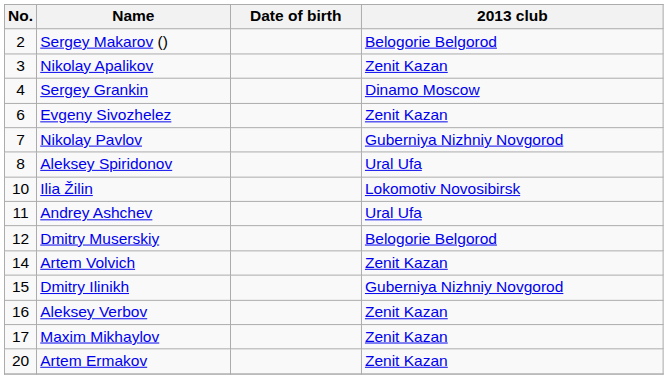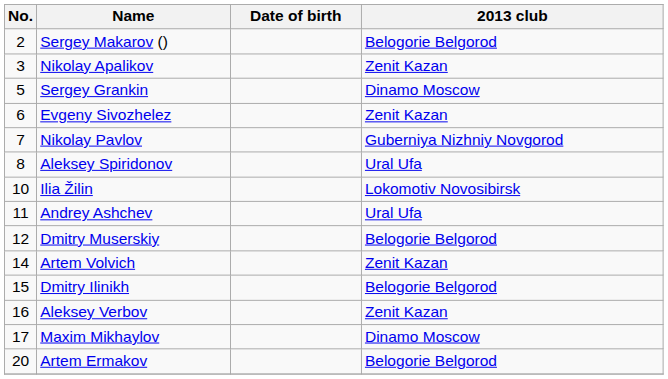(21, 90) 4 -> (21, 90) 5
(464, 287) Guberniya Nizhniy Novgorod -> (431, 287) Belogorie Belgorod
(406, 336) Zenit Kazan -> (422, 336) Dinamo Moscow
(406, 361) Zenit Kazan -> (431, 361) Belogorie Belgorod
